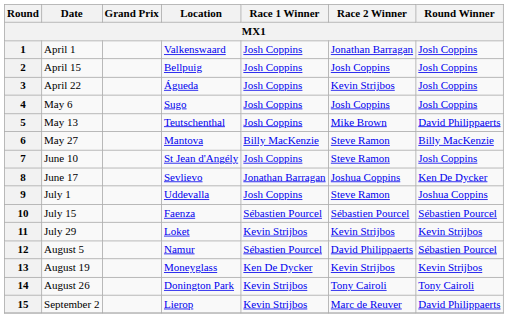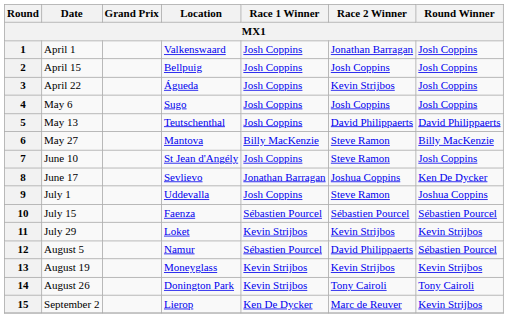(359, 122) Mike Brown -> (372, 122) David Philippaerts
(278, 267) Ken De Dycker -> (275, 267) Kevin Strijbos
(275, 303) Kevin Strijbos -> (278, 303) Ken De Dycker
(459, 303) David Philippaerts -> (450, 303) Kevin Strijbos
